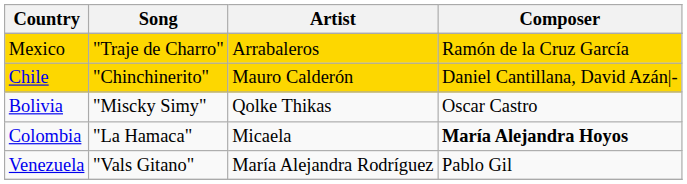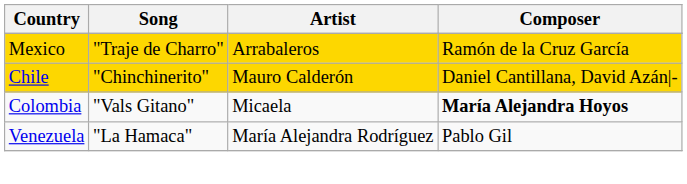- row: (36, 106)
(143, 135) "La Hamaca" -> (144, 106) "Vals Gitano"
(144, 164) "Vals Gitano" -> (143, 135) "La Hamaca"
